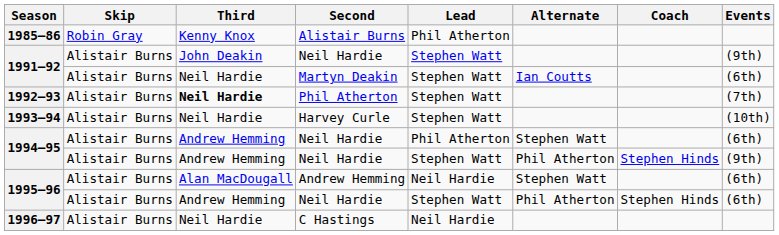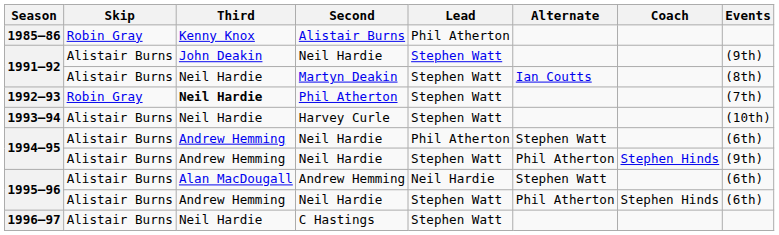(744, 76) (6th) -> (744, 76) (8th)
(120, 97) Alistair Burns -> (105, 97) Robin Gray
(453, 220) Neil Hardie -> (457, 220) Stephen Watt
